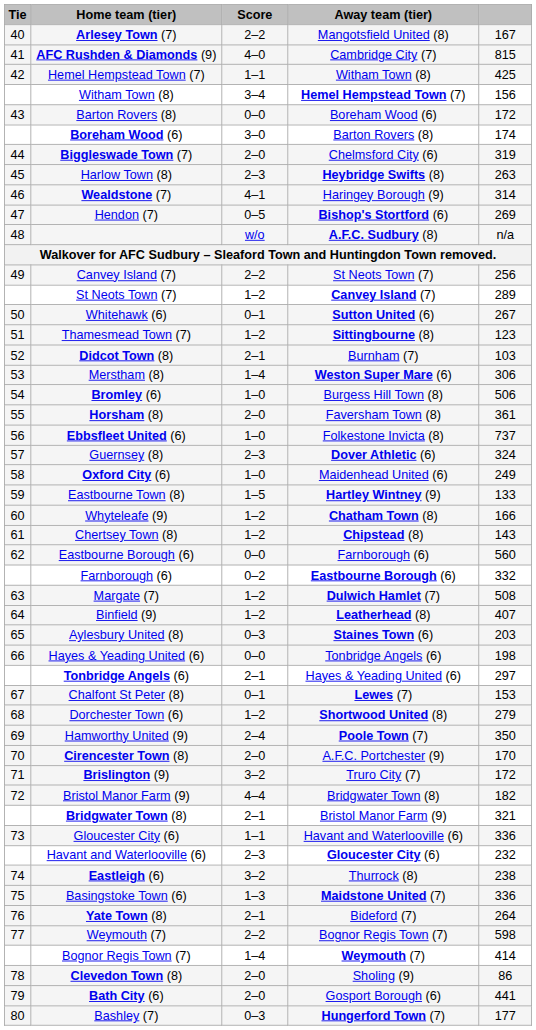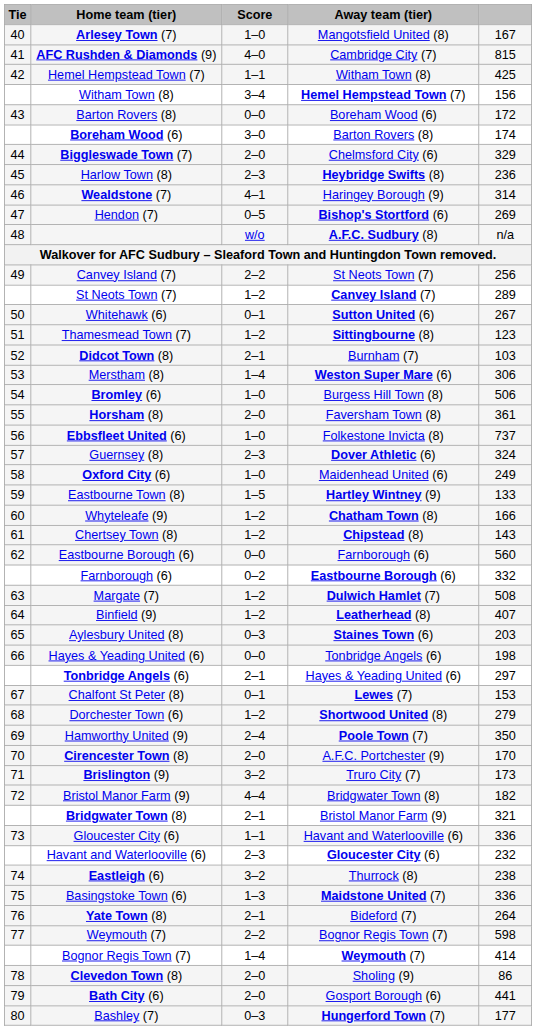(255, 35) 2–2 -> (255, 35) 1–0
(505, 155) 319 -> (505, 155) 329
(505, 175) 263 -> (505, 175) 236
(505, 776) 172 -> (505, 776) 173
